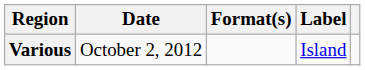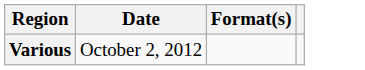- column: (323, 19)
